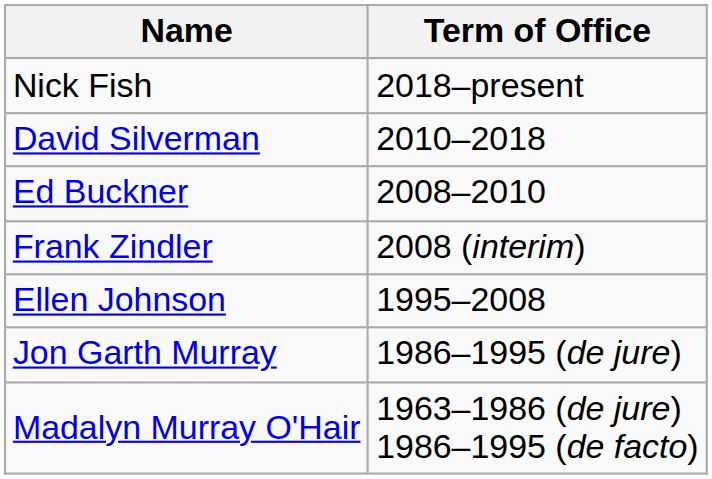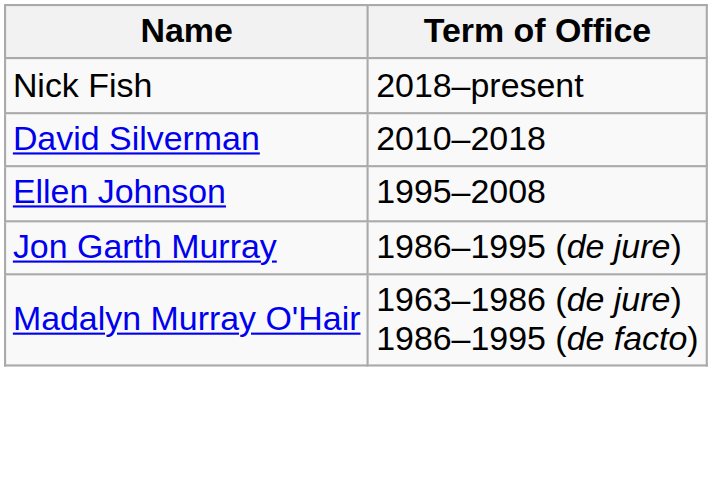- row: (101, 192)
- row: (113, 246)
